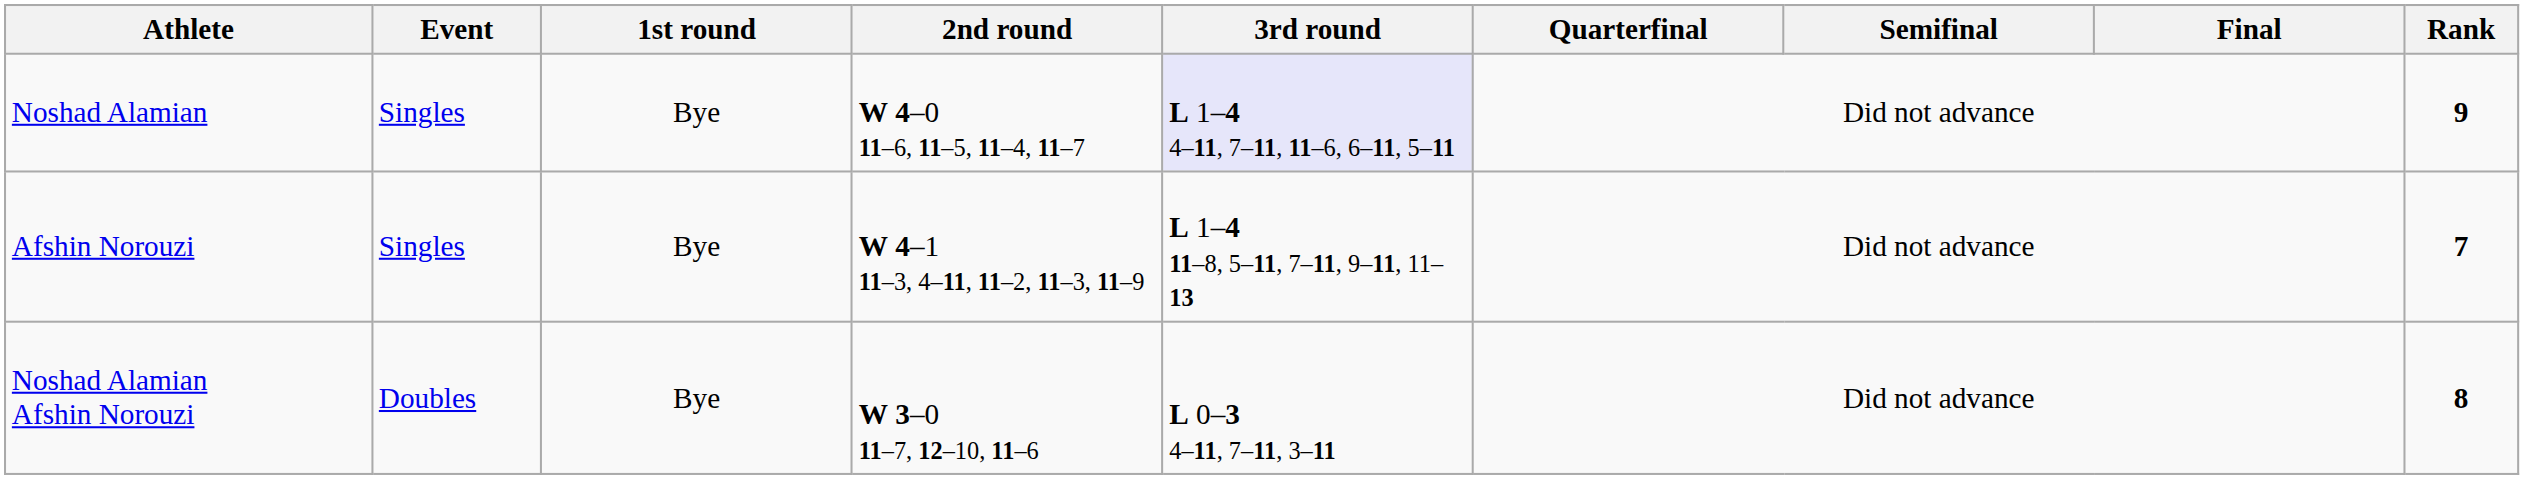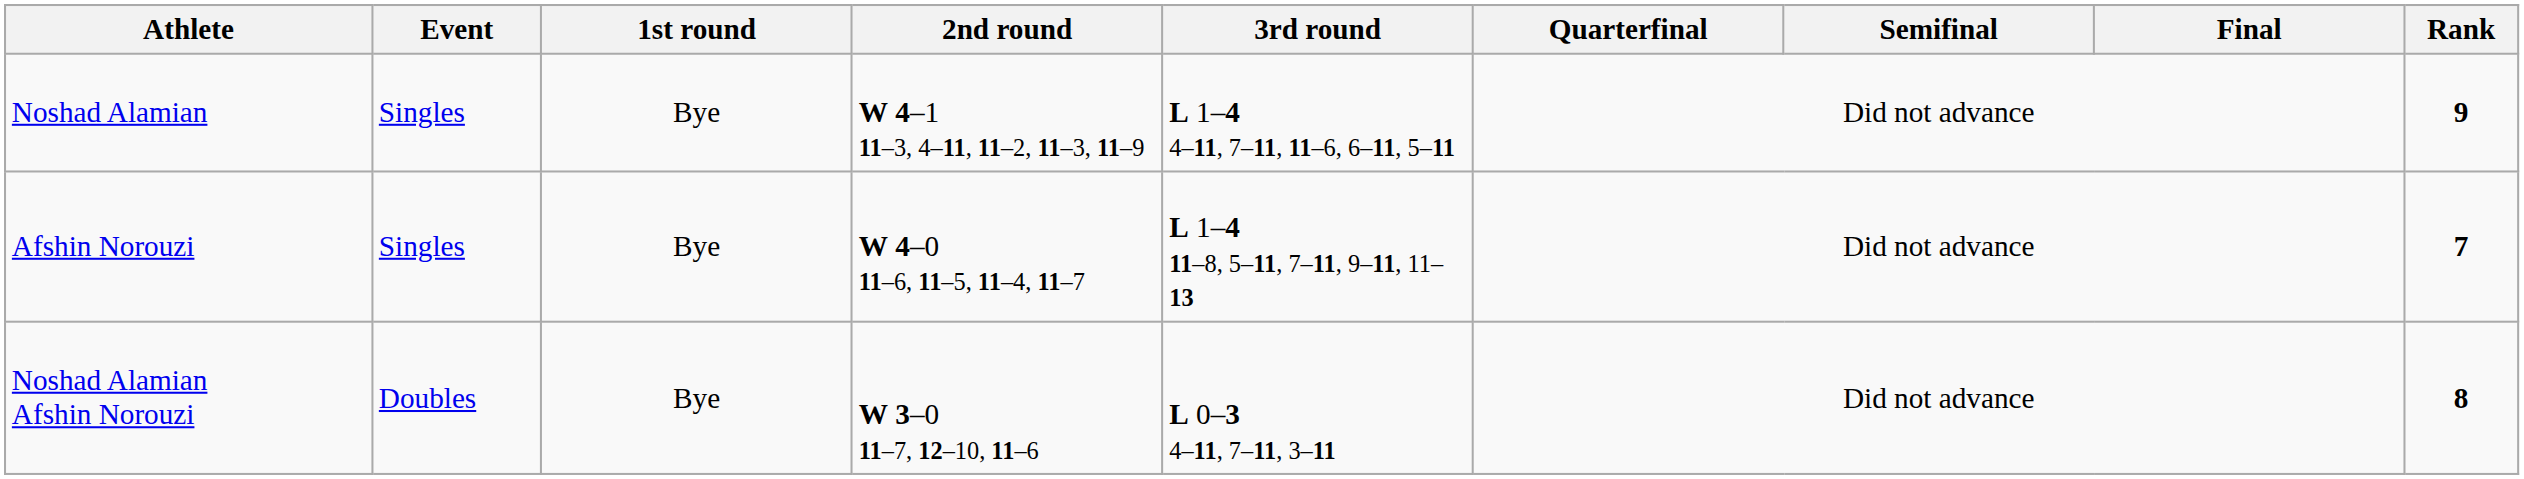(972, 128) W 4–0 11–6, 11–5, 11–4, 11–7 -> (1002, 128) W 4–1 11–3, 4–11, 11–2, 11–3, 11–9
(1312, 128) lavender background -> (1312, 128) no background
(1002, 263) W 4–1 11–3, 4–11, 11–2, 11–3, 11–9 -> (972, 263) W 4–0 11–6, 11–5, 11–4, 11–7
